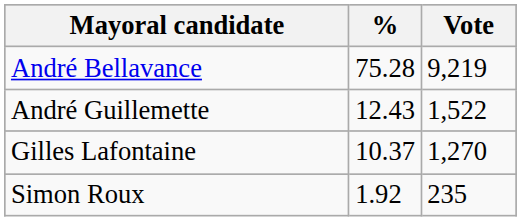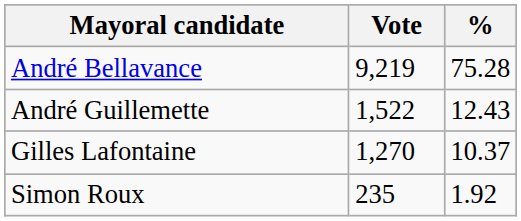columns swapped: (469, 25) <-> (385, 25)
